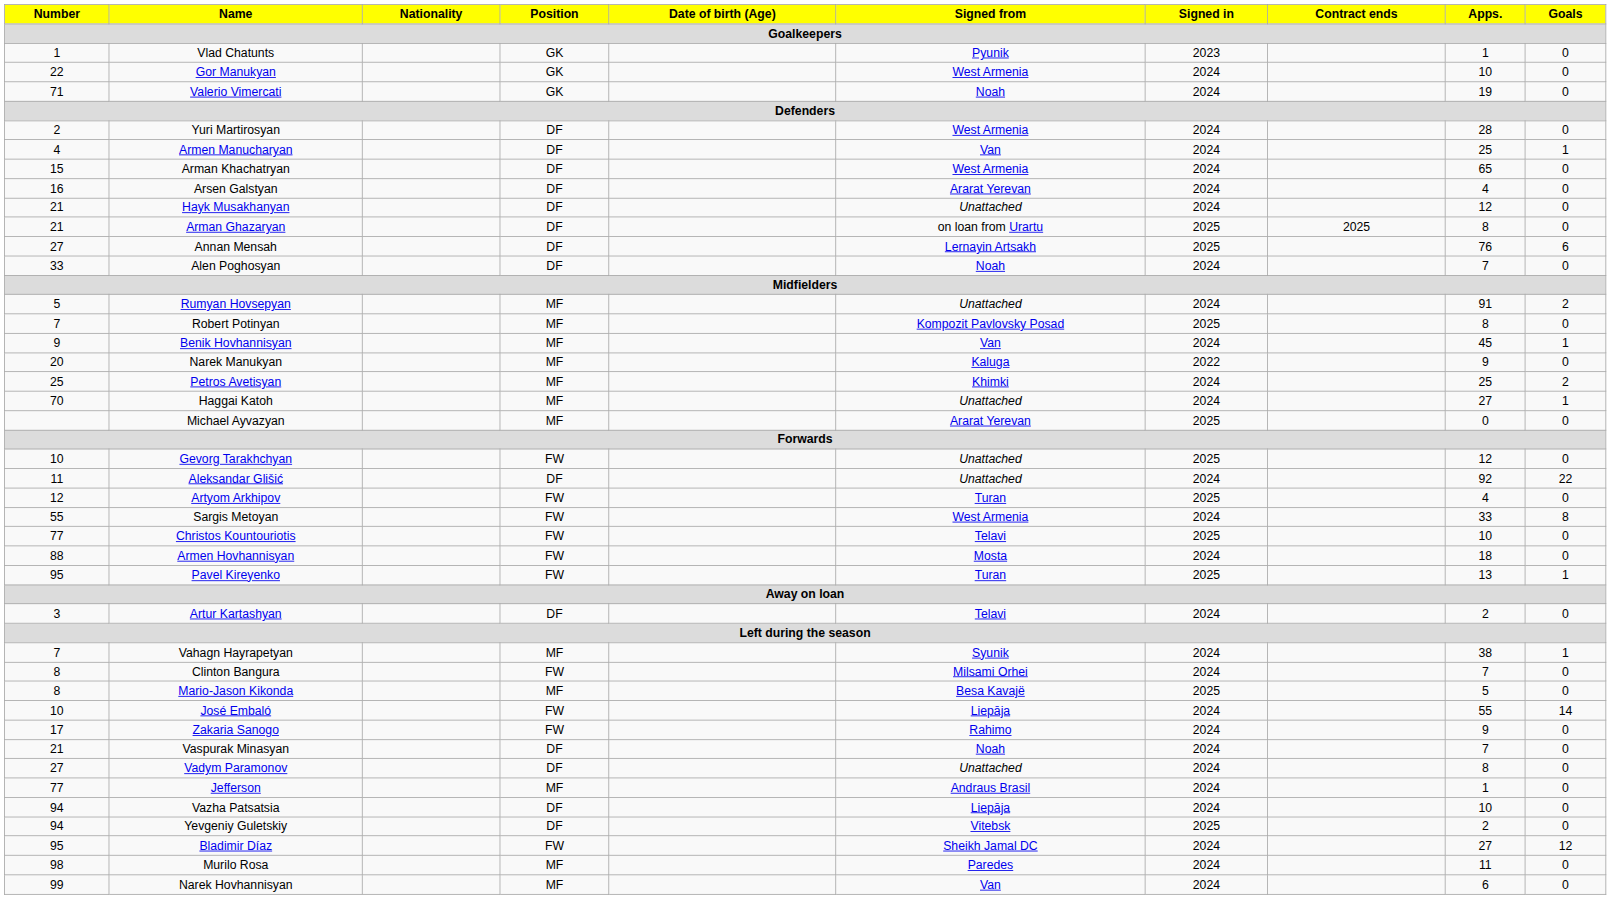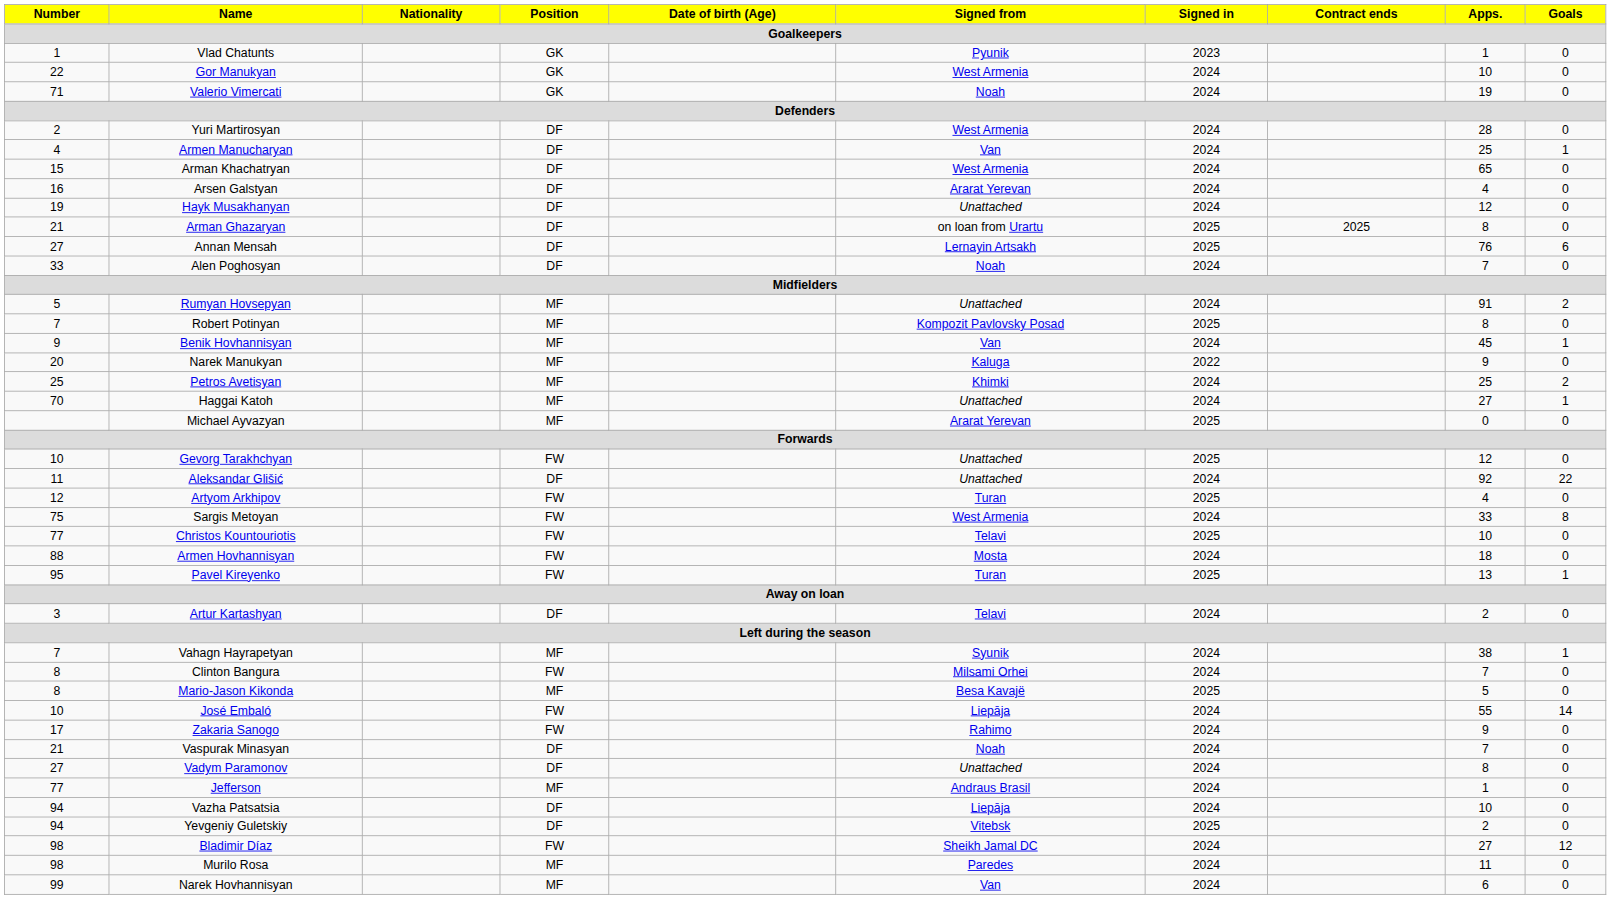(57, 208) 21 -> (57, 208) 19
(57, 517) 55 -> (57, 517) 75
(57, 846) 95 -> (57, 846) 98
